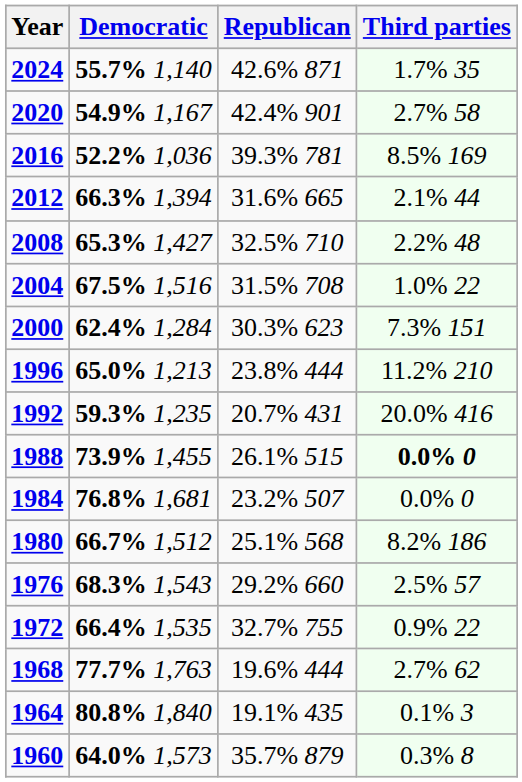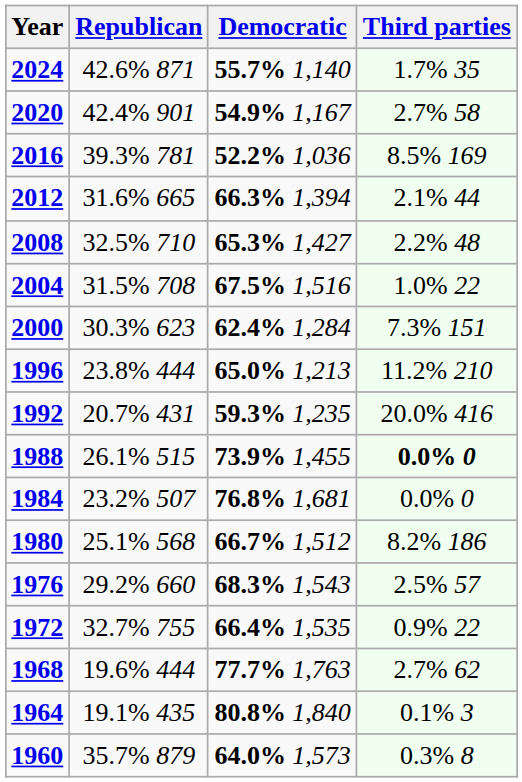columns swapped: (287, 26) <-> (144, 26)
